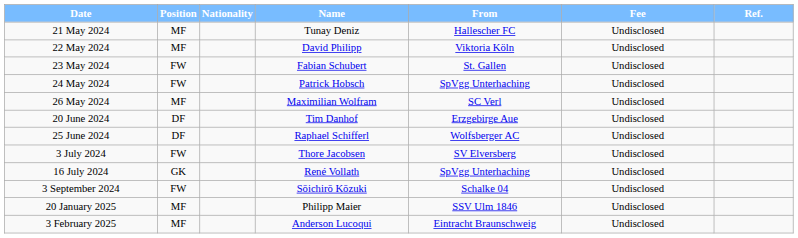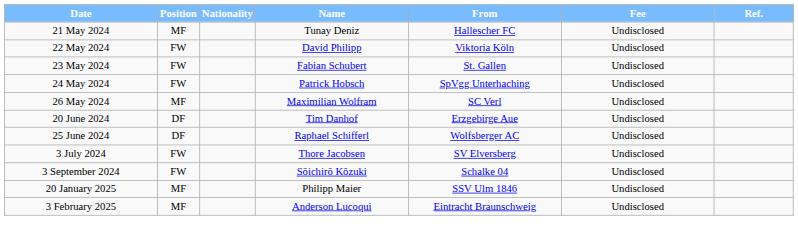(178, 48) MF -> (178, 48) FW
- row: (81, 171)
